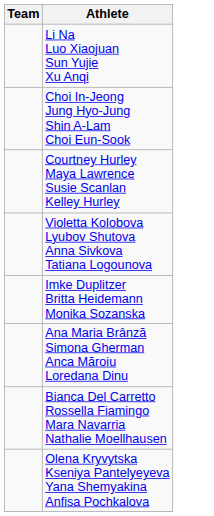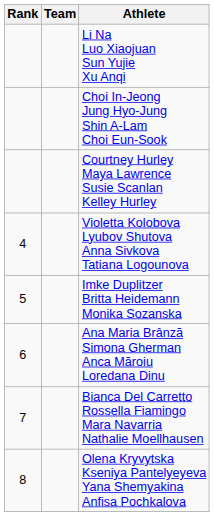+ column: (23, 14)
